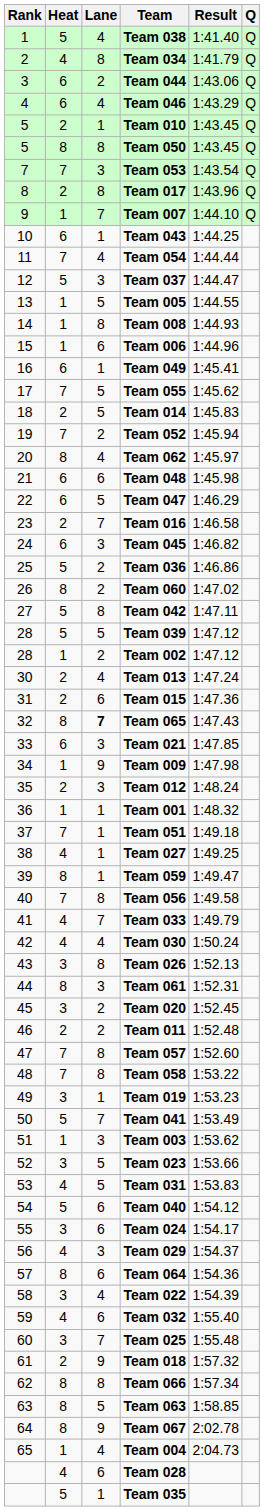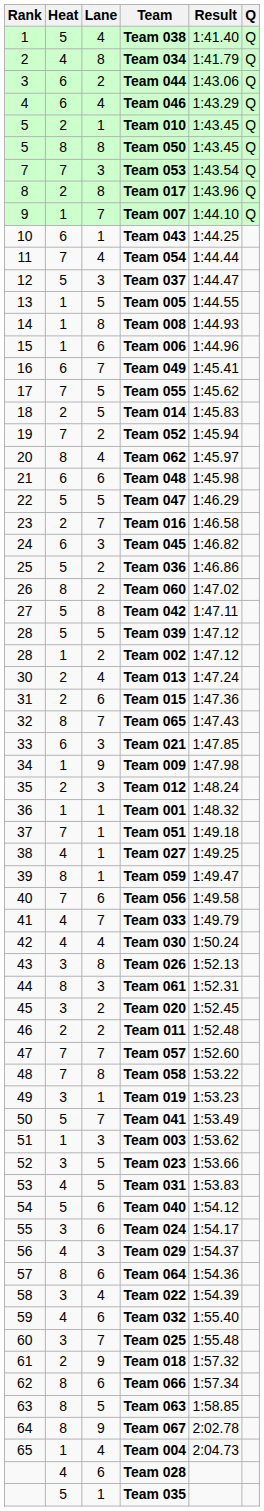(101, 368) 1 -> (101, 368) 7
(63, 501) 6 -> (63, 501) 5
(101, 721) bold -> (101, 721) normal
(101, 898) 8 -> (101, 898) 6
(101, 1053) 8 -> (101, 1053) 7
(101, 1384) 8 -> (101, 1384) 6
